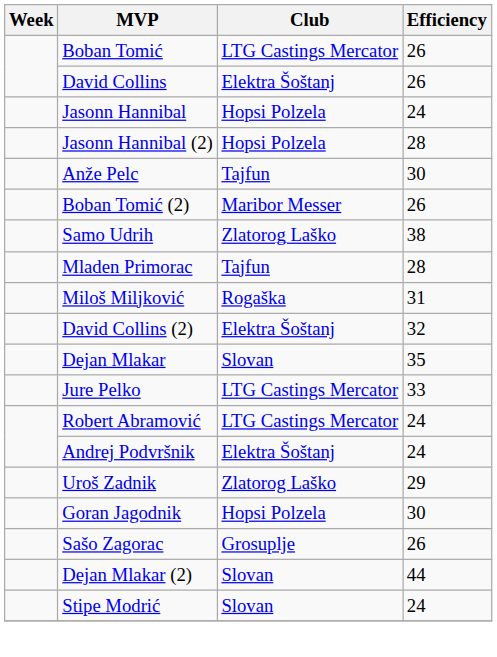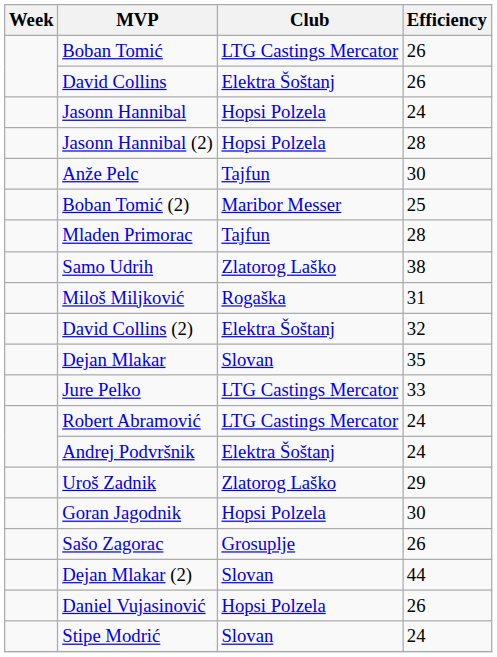(416, 205) 26 -> (416, 205) 25
rows swapped: (127, 266) <-> (108, 235)
+ row: (134, 605)
